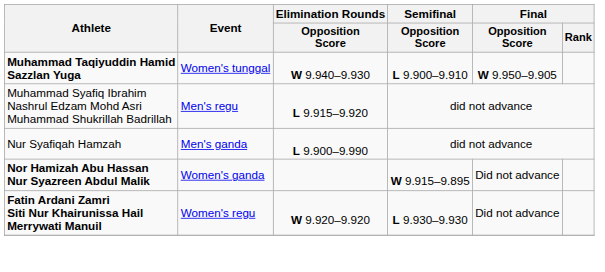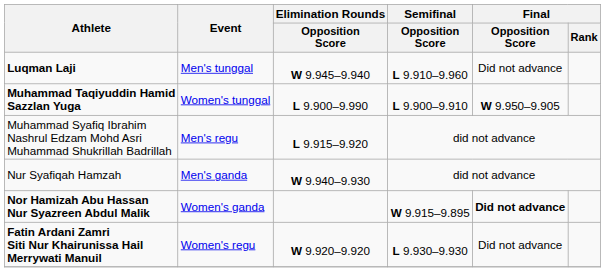+ row: (41, 68)
(330, 75) W 9.940–9.930 -> (330, 106) L 9.900–9.990
(330, 151) L 9.900–9.990 -> (330, 182) W 9.940–9.930
(517, 176) normal -> (520, 207) bold
